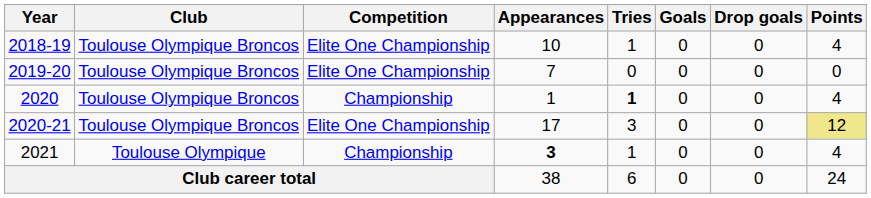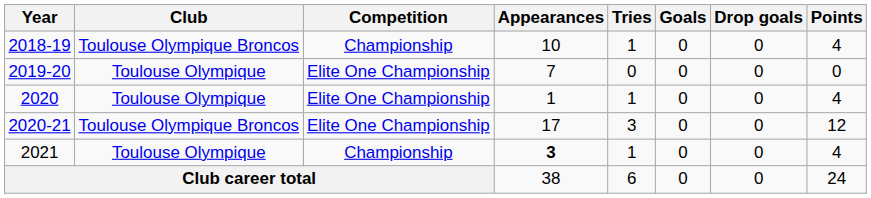(398, 44) Elite One Championship -> (398, 44) Championship
(189, 71) Toulouse Olympique Broncos -> (189, 71) Toulouse Olympique
(189, 98) Toulouse Olympique Broncos -> (189, 98) Toulouse Olympique
(398, 98) Championship -> (398, 98) Elite One Championship
(632, 98) bold -> (632, 98) normal
(837, 125) khaki background -> (837, 125) no background
